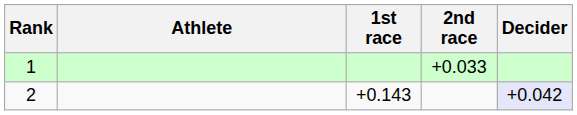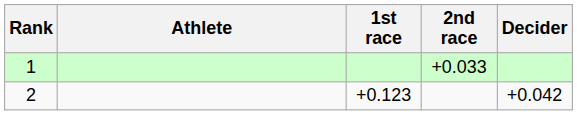(384, 95) +0.143 -> (384, 95) +0.123
(535, 95) lavender background -> (535, 95) no background
